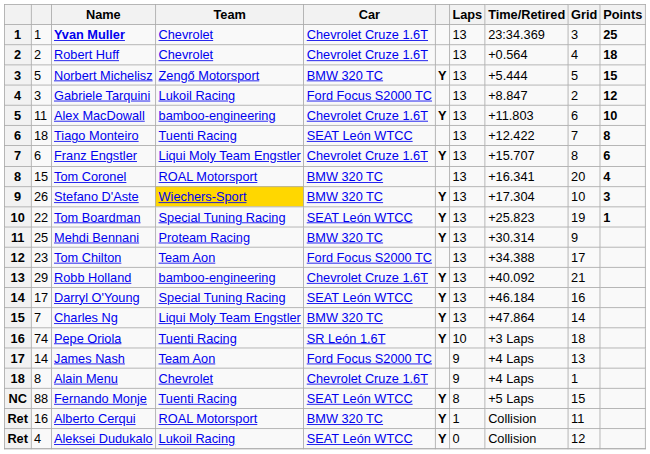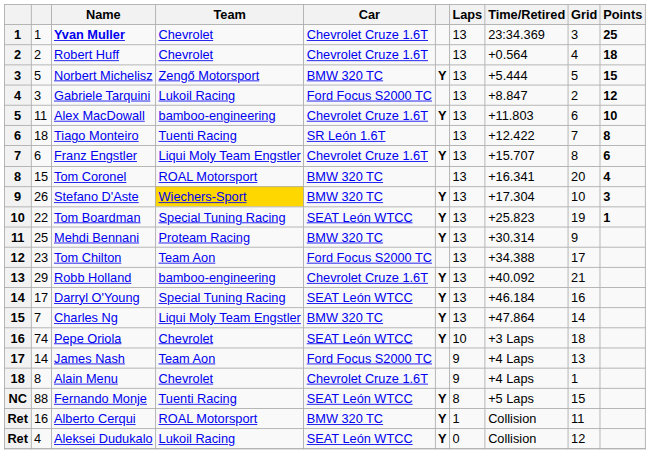(360, 136) SEAT León WTCC -> (346, 136) SR León 1.6T
(198, 338) Tuenti Racing -> (186, 338) Chevrolet
(346, 338) SR León 1.6T -> (360, 338) SEAT León WTCC
